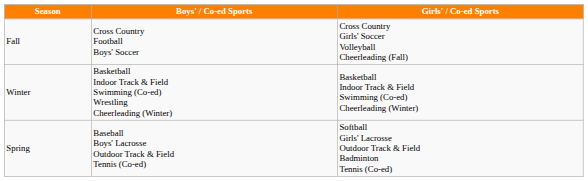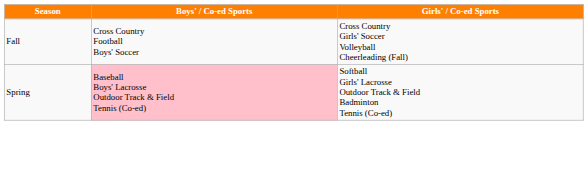- row: (18, 92)
(134, 148) no background -> (134, 92) pink background
